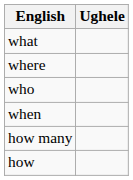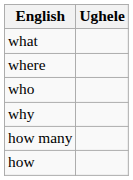- row: (25, 114)
+ row: (21, 114)
